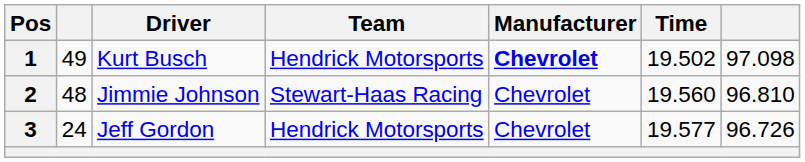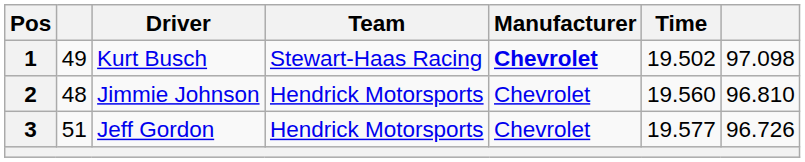(377, 58) Hendrick Motorsports -> (376, 58) Stewart-Haas Racing
(376, 94) Stewart-Haas Racing -> (377, 94) Hendrick Motorsports
(74, 130) 24 -> (74, 130) 51
